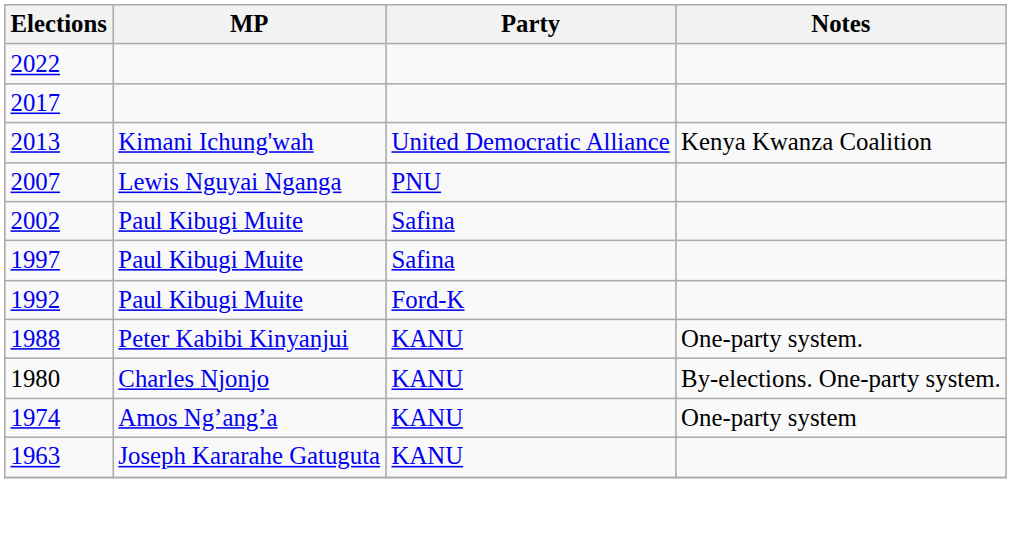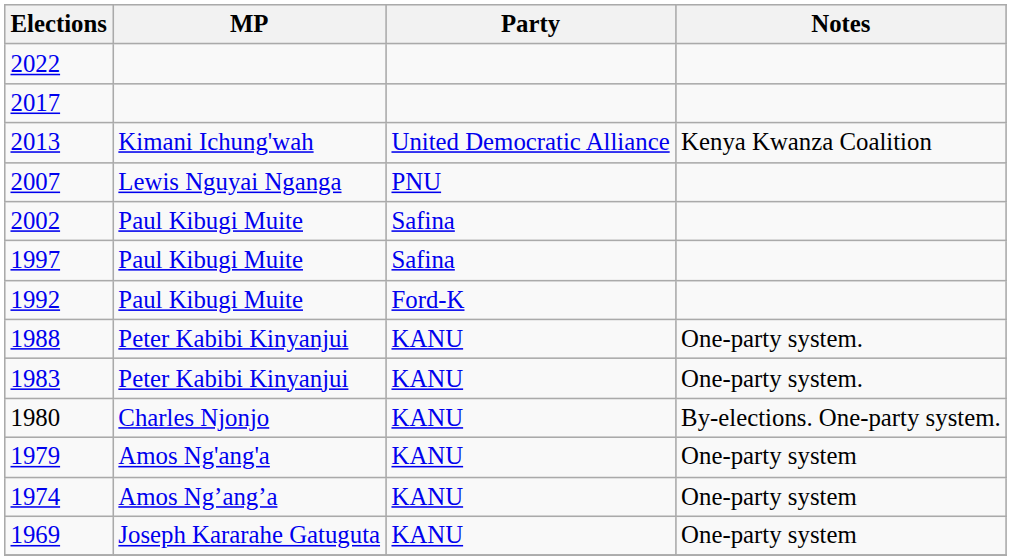+ row: (35, 378)
+ row: (35, 456)
+ row: (35, 535)
- row: (35, 456)
